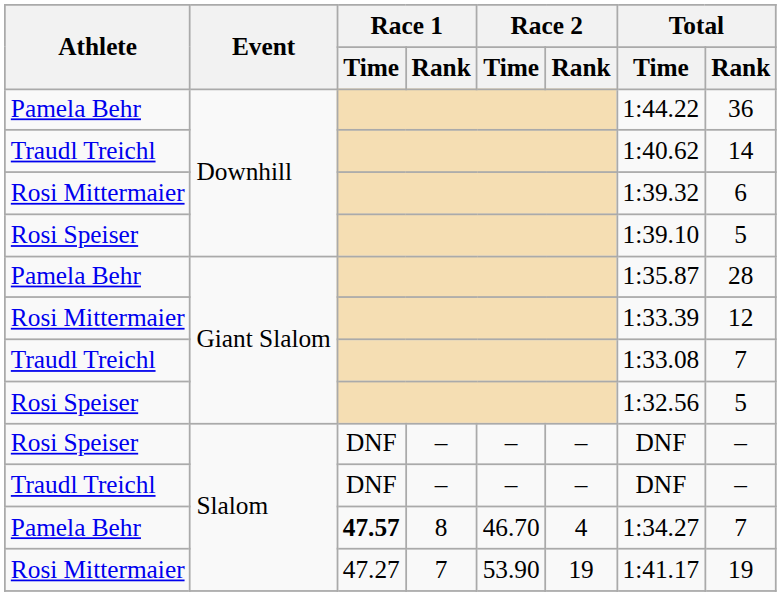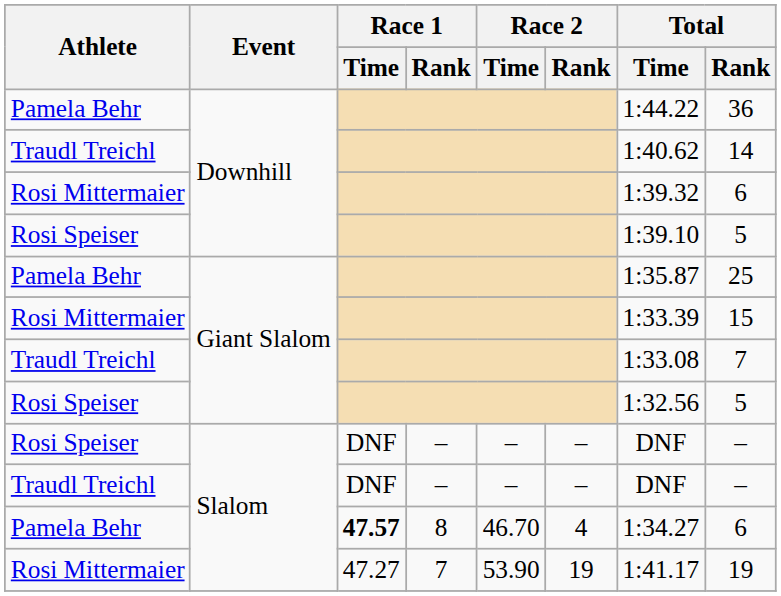(741, 276) 28 -> (741, 276) 25
(741, 318) 12 -> (741, 318) 15
(741, 527) 7 -> (741, 527) 6
